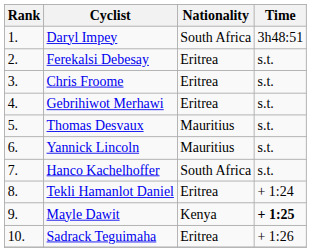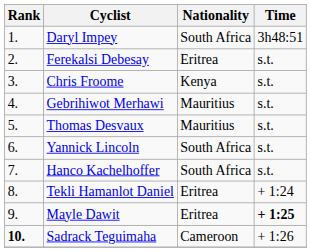(199, 81) Eritrea -> (199, 81) Kenya
(199, 103) Eritrea -> (207, 103) Mauritius
(207, 147) Mauritius -> (216, 147) South Africa
(199, 214) Kenya -> (199, 214) Eritrea
(16, 236) normal -> (16, 236) bold
(199, 236) Eritrea -> (209, 236) Cameroon
